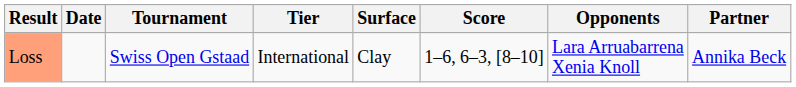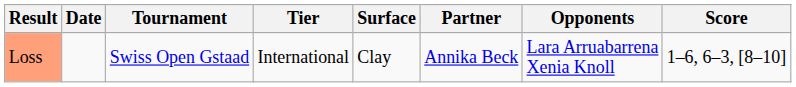columns swapped: (739, 18) <-> (484, 18)
